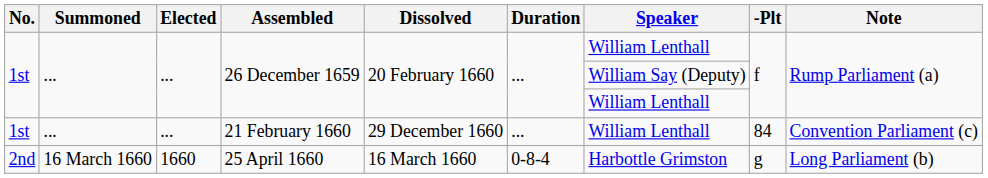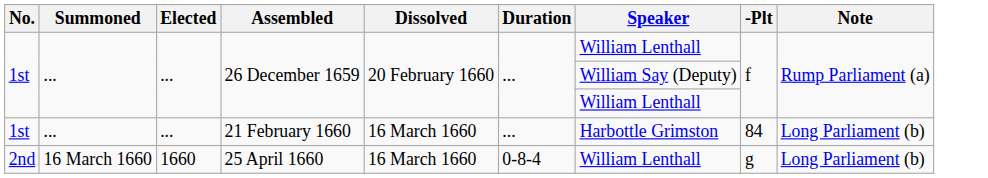(435, 131) 29 December 1660 -> (422, 131) 16 March 1660
(649, 131) William Lenthall -> (649, 131) Harbottle Grimston
(884, 131) Convention Parliament (c) -> (853, 131) Long Parliament (b)
(658, 159) Harbottle Grimston -> (640, 159) William Lenthall
